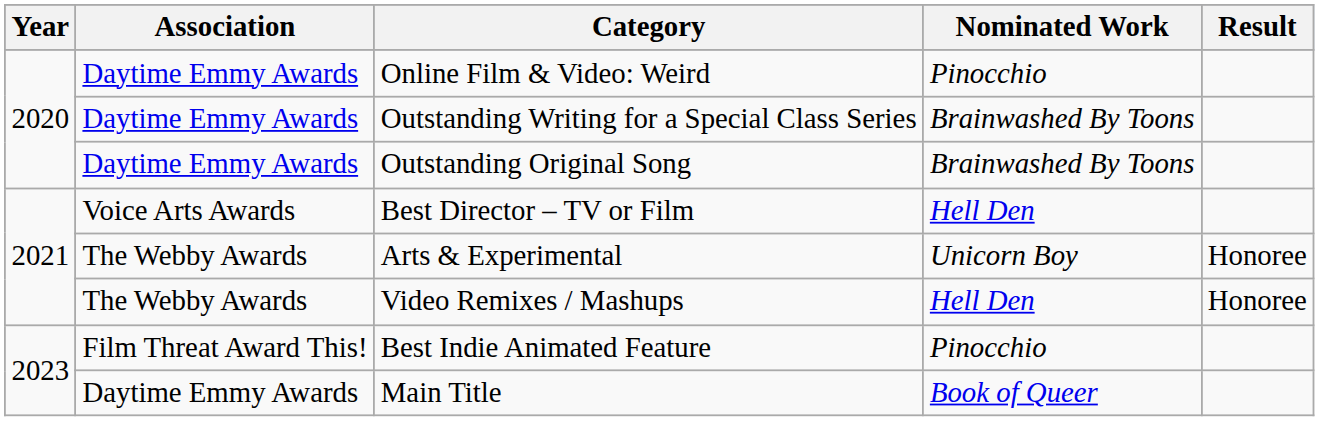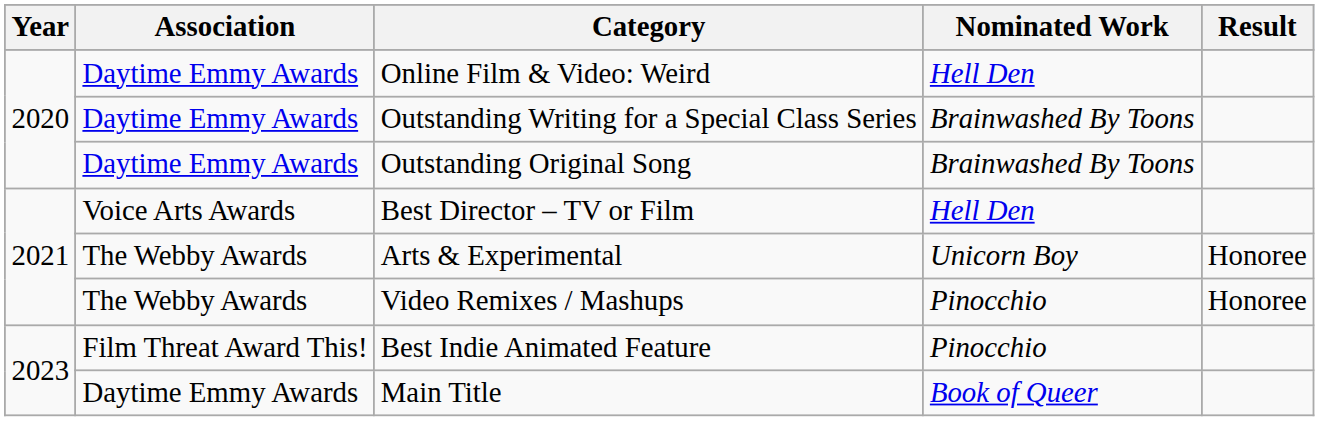(988, 73) Pinocchio -> (982, 73) Hell Den
(982, 301) Hell Den -> (988, 301) Pinocchio
